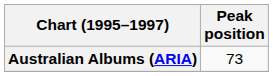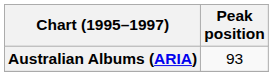(235, 58) 73 -> (235, 58) 93
